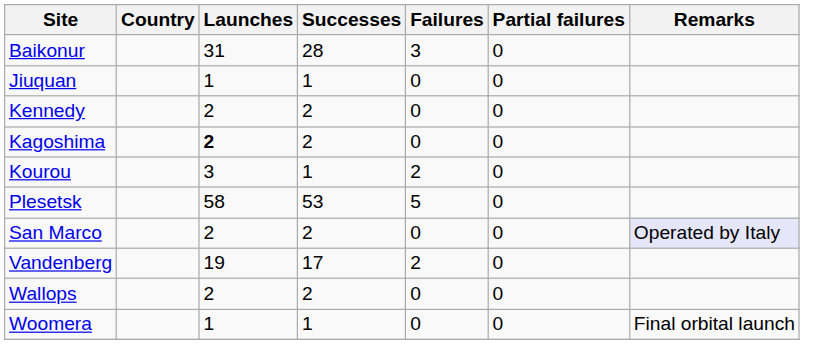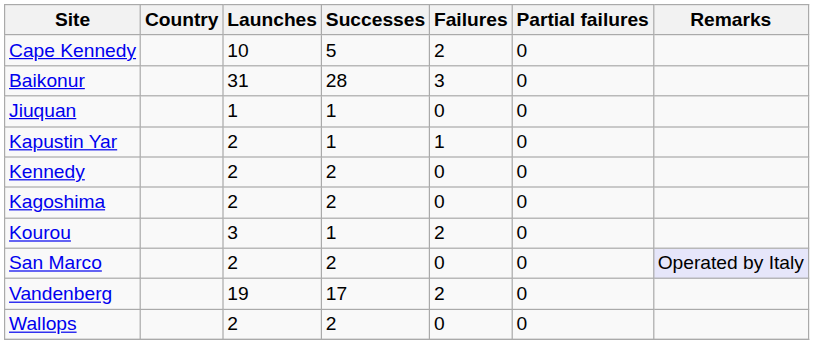+ row: (73, 50)
+ row: (63, 141)
(209, 141) bold -> (233, 202) normal
- row: (45, 202)
- row: (50, 324)
